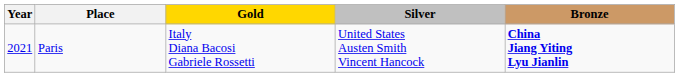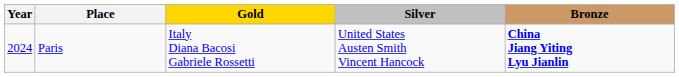(20, 48) 2021 -> (20, 48) 2024
